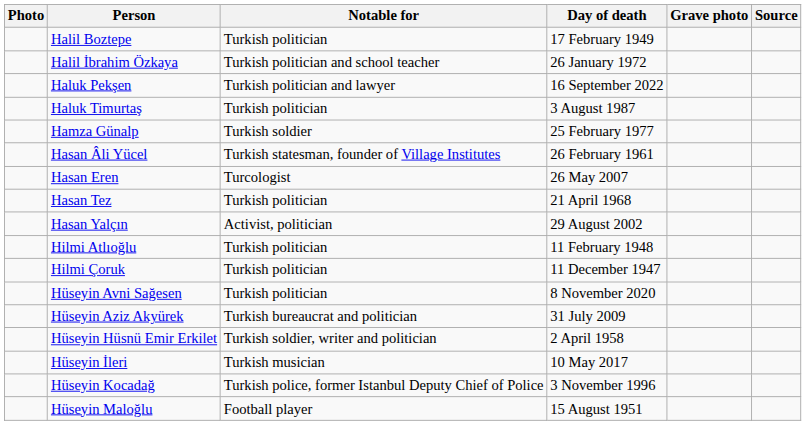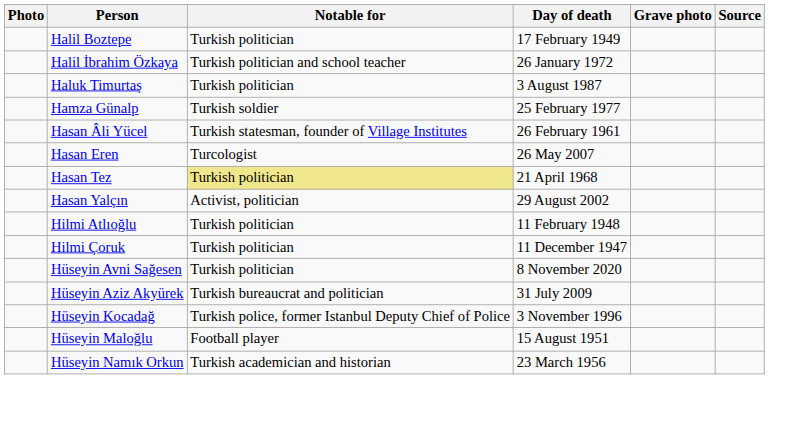- row: (91, 85)
(276, 200) no background -> (242, 177) khaki background
- row: (134, 339)
- row: (89, 362)
+ row: (117, 362)
